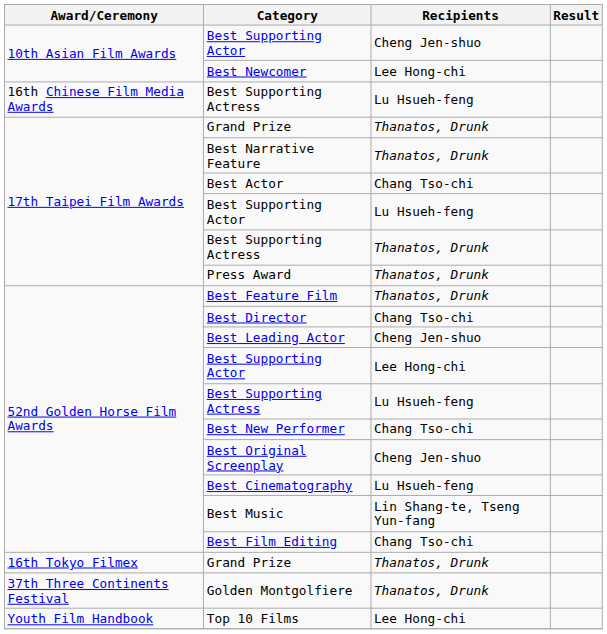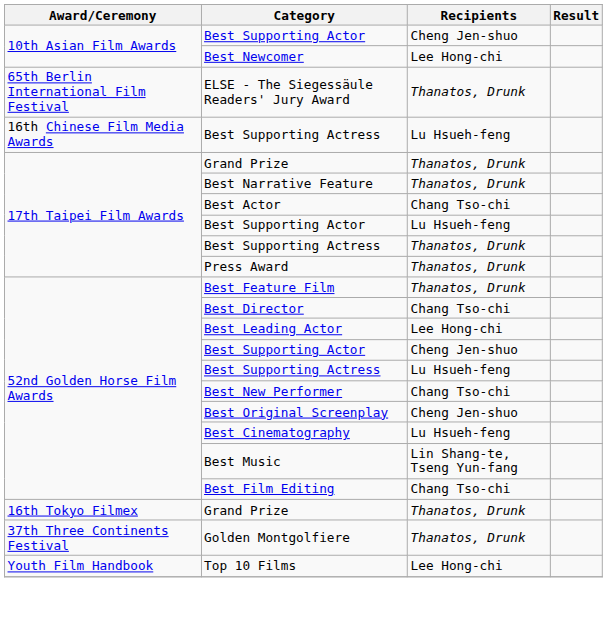+ row: (77, 92)
(428, 338) Cheng Jen-shuo -> (457, 329) Lee Hong-chi
(420, 366) Lee Hong-chi -> (464, 350) Cheng Jen-shuo
